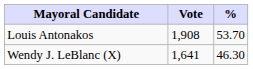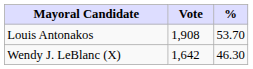(185, 54) 1,641 -> (185, 54) 1,642
